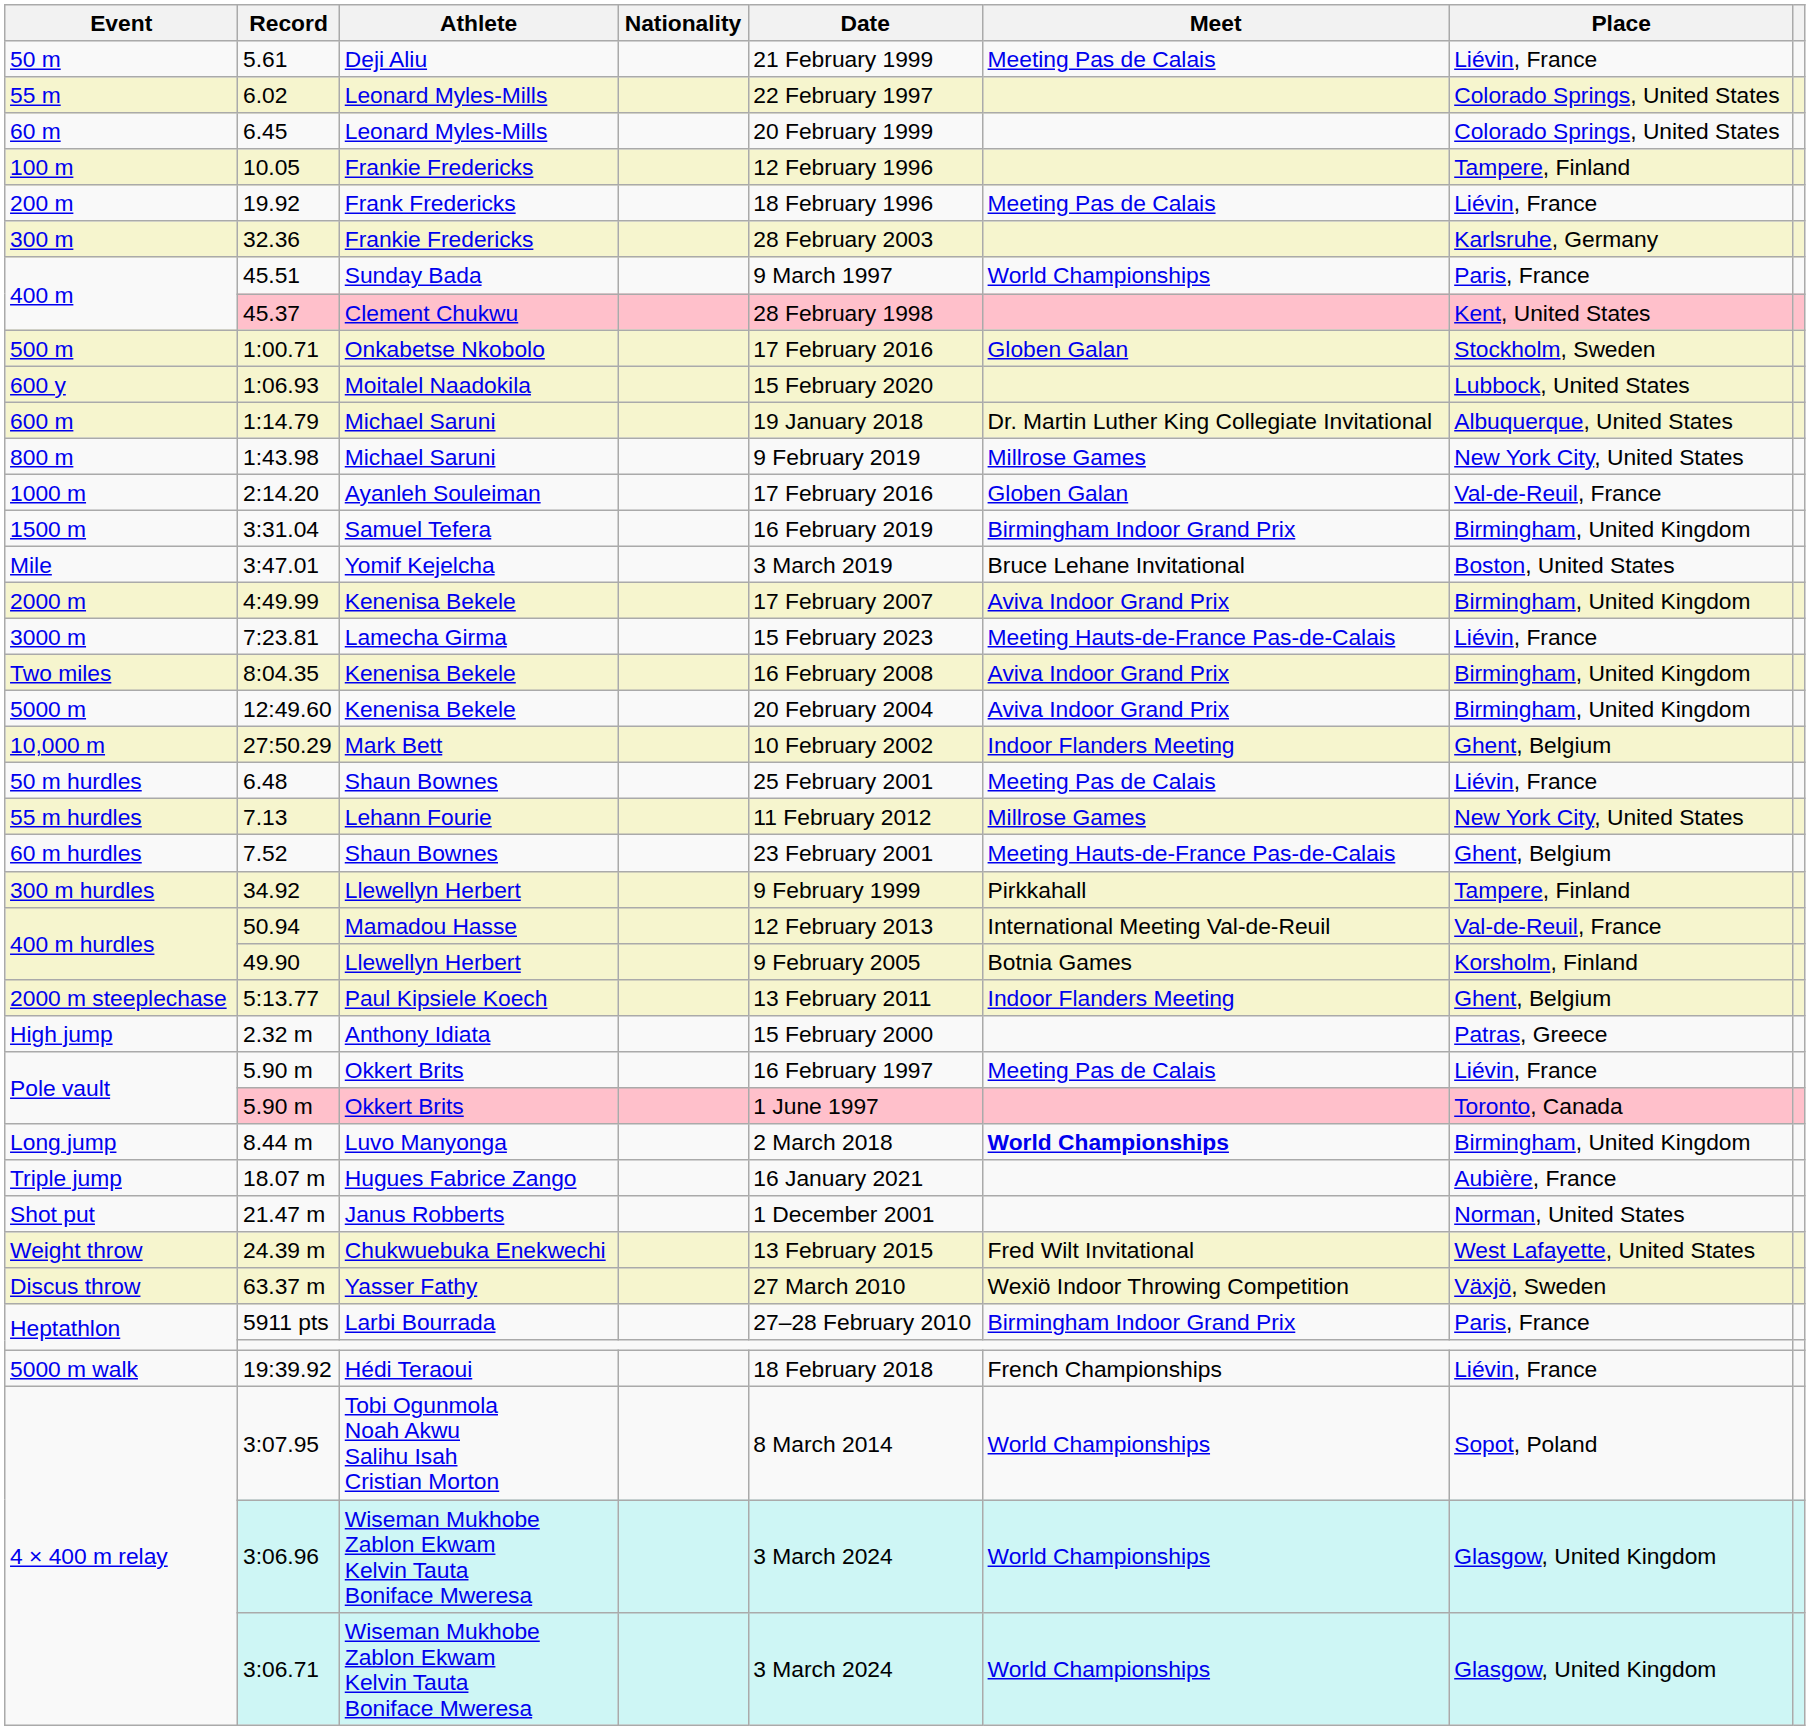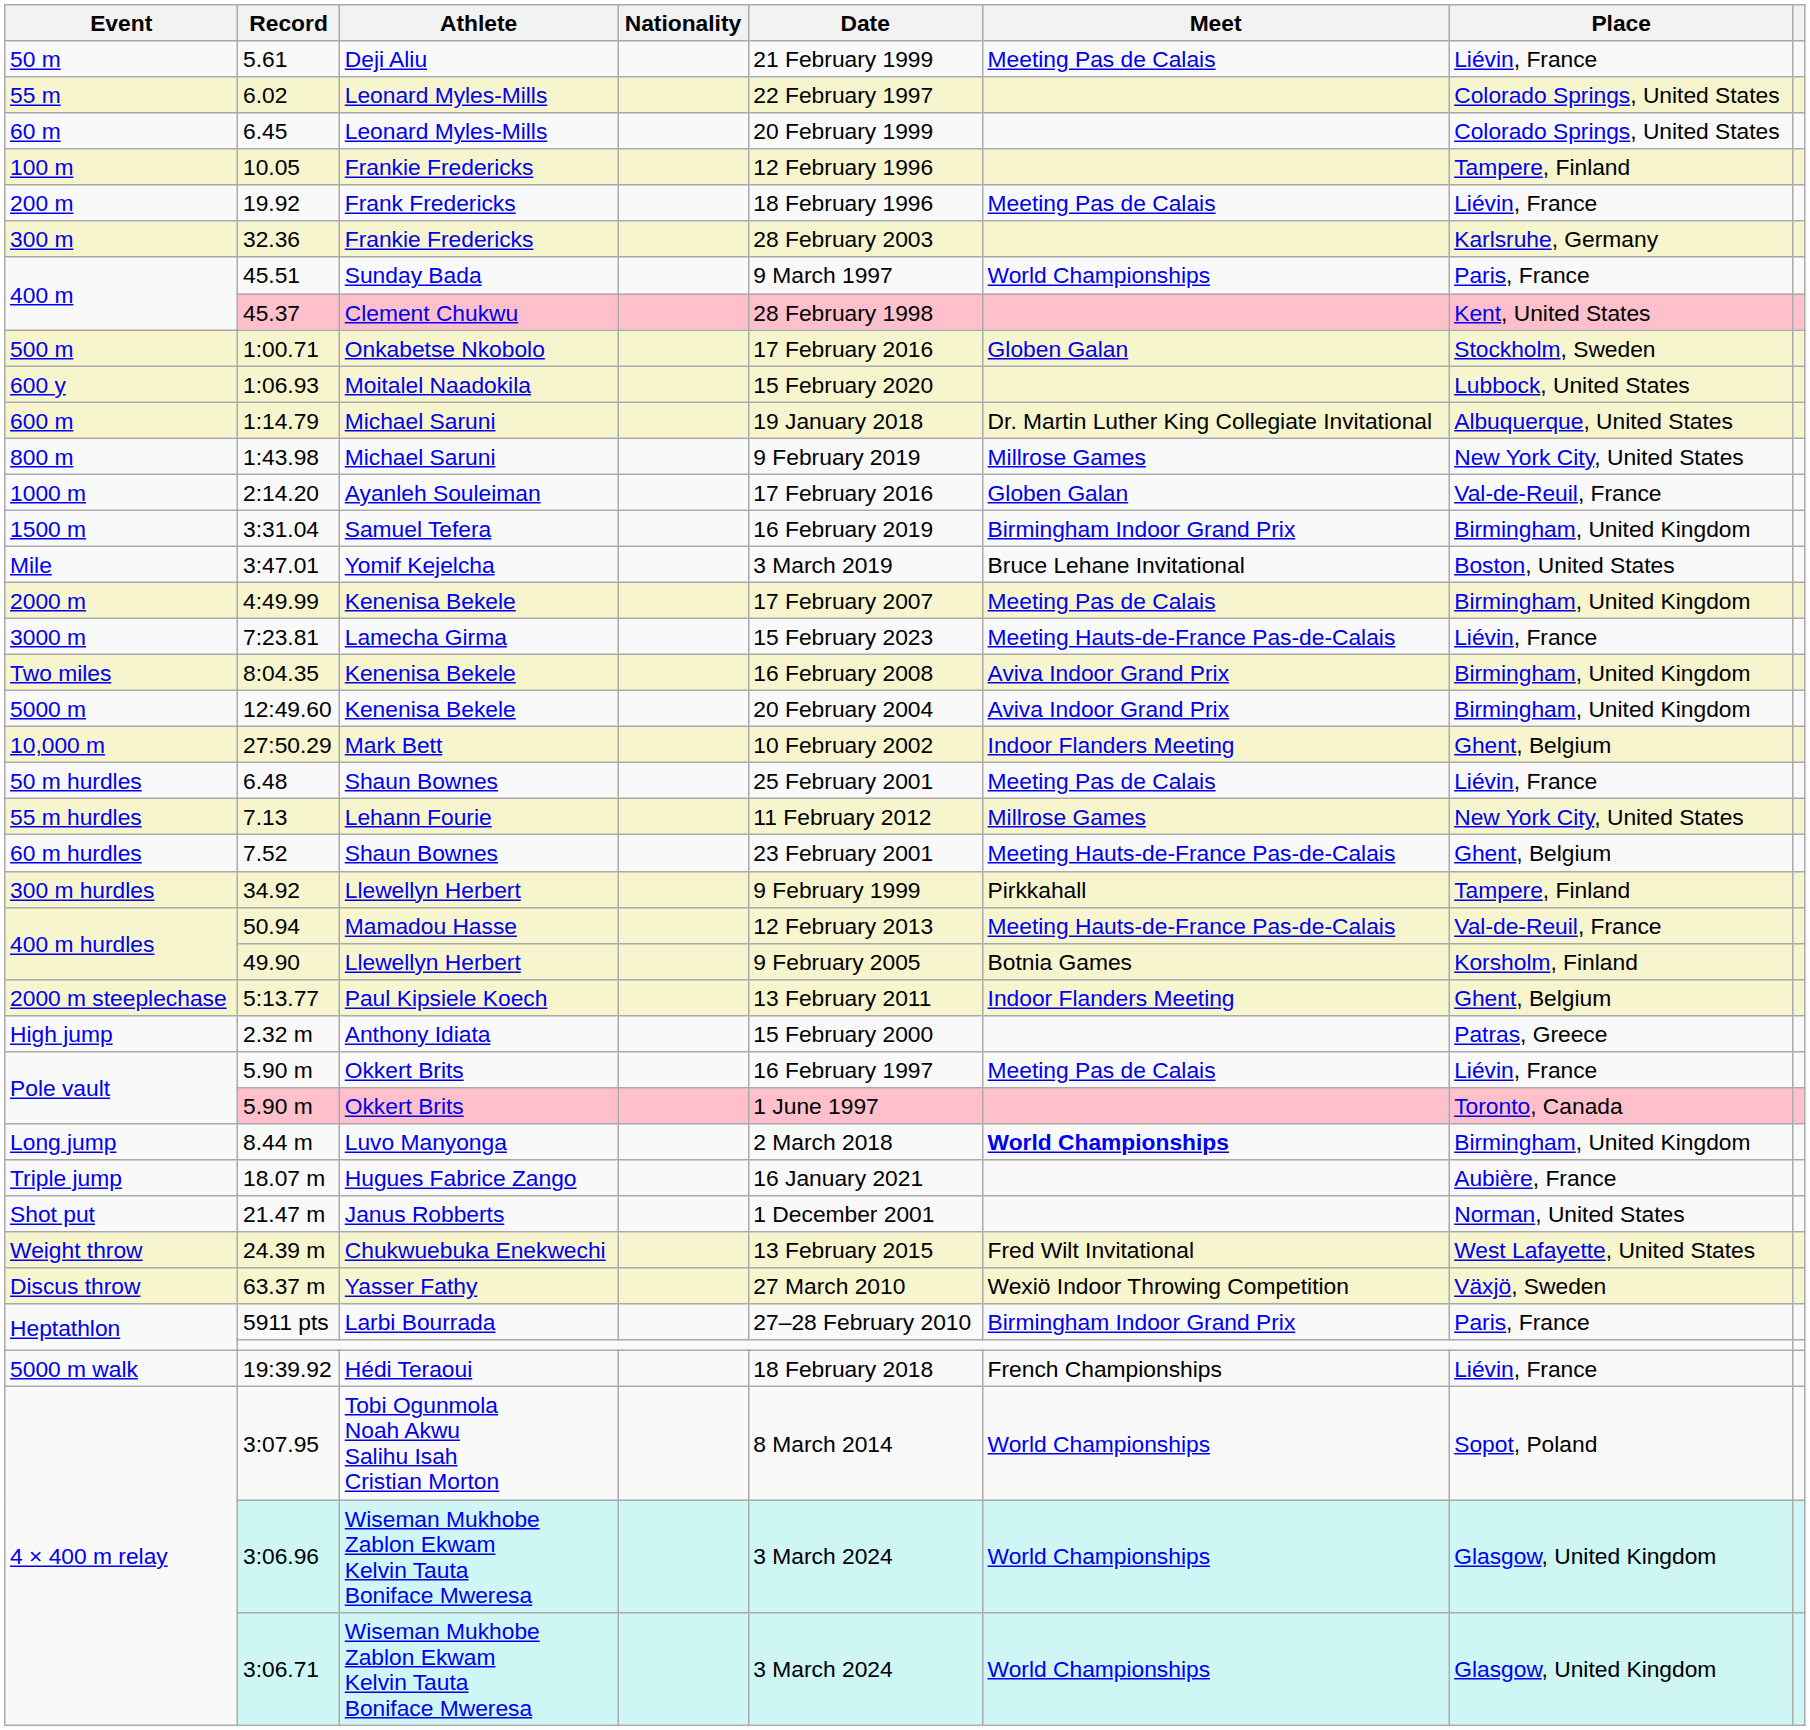(1108, 600) Aviva Indoor Grand Prix -> (1102, 600) Meeting Pas de Calais
(1159, 925) International Meeting Val-de-Reuil -> (1191, 925) Meeting Hauts-de-France Pas-de-Calais
